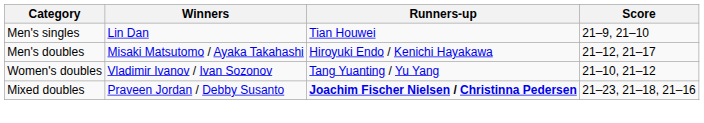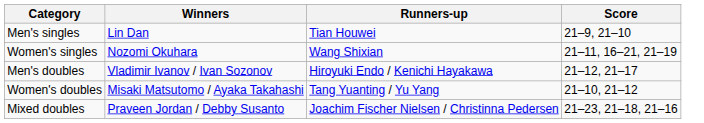+ row: (52, 52)
(206, 52) Misaki Matsutomo / Ayaka Takahashi -> (190, 71) Vladimir Ivanov / Ivan Sozonov
(190, 71) Vladimir Ivanov / Ivan Sozonov -> (206, 90) Misaki Matsutomo / Ayaka Takahashi
(443, 90) bold -> (434, 109) normal
